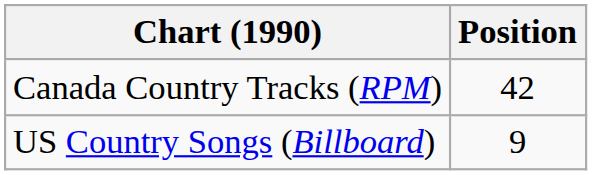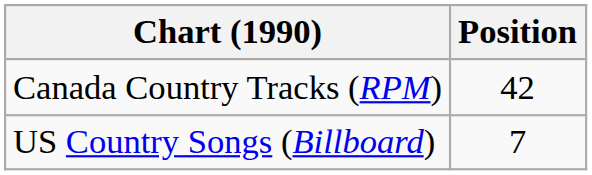(518, 141) 9 -> (518, 141) 7
